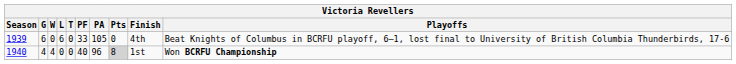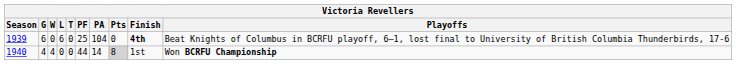(82, 39) 33 -> (82, 39) 25
(99, 39) 105 -> (99, 39) 104
(138, 39) normal -> (138, 39) bold
(82, 53) 40 -> (82, 53) 44
(97, 53) 96 -> (97, 53) 14
